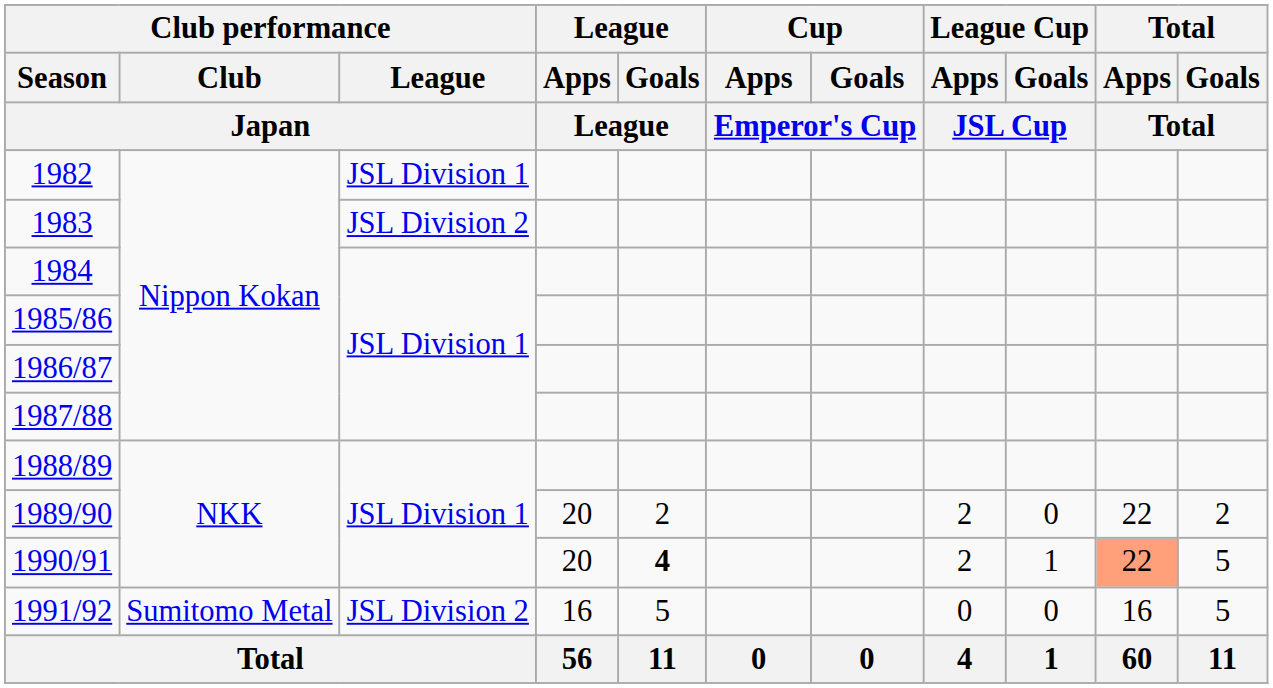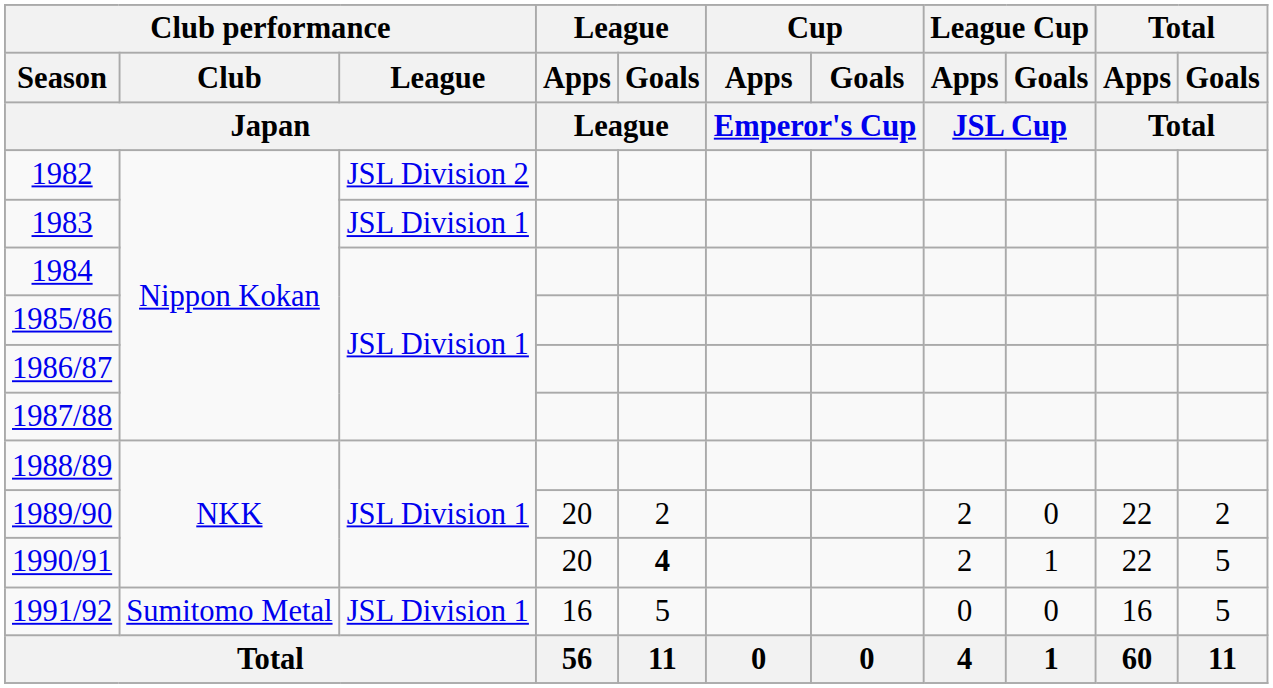(438, 174) JSL Division 1 -> (438, 174) JSL Division 2
(438, 222) JSL Division 2 -> (438, 222) JSL Division 1
(1137, 561) lightsalmon background -> (1137, 561) no background
(438, 610) JSL Division 2 -> (438, 610) JSL Division 1
